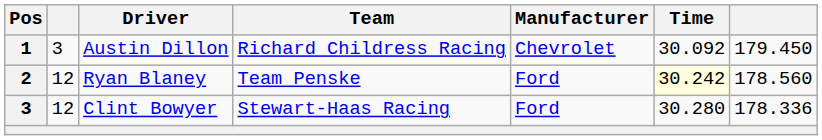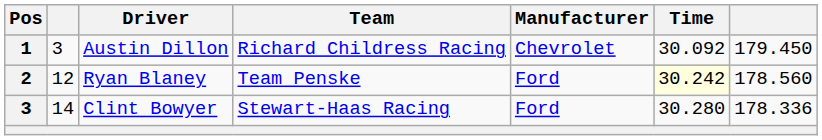(63, 110) 12 -> (63, 110) 14
